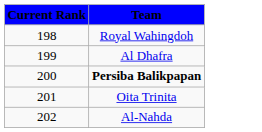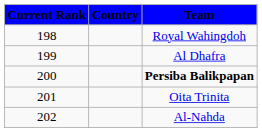+ column: (115, 14)
